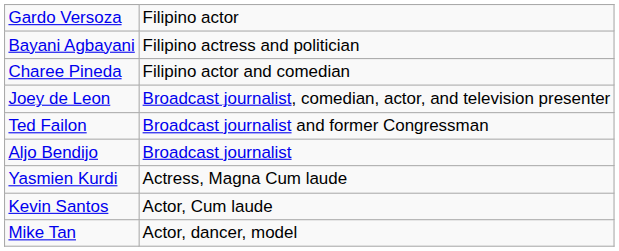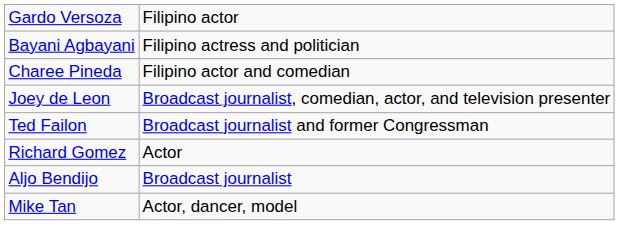+ row: (67, 152)
- row: (63, 179)
- row: (58, 206)
